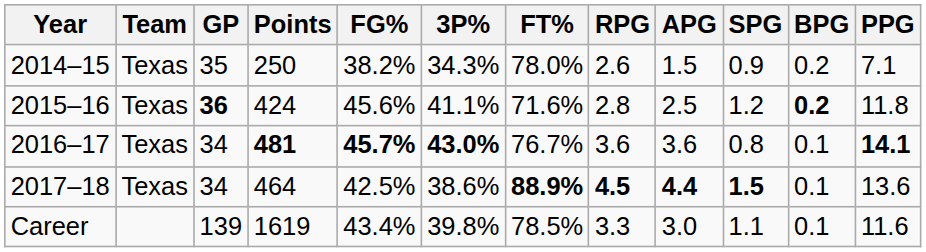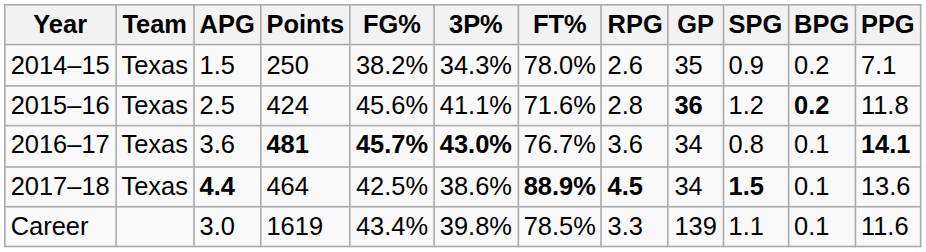columns swapped: (221, 24) <-> (689, 24)
